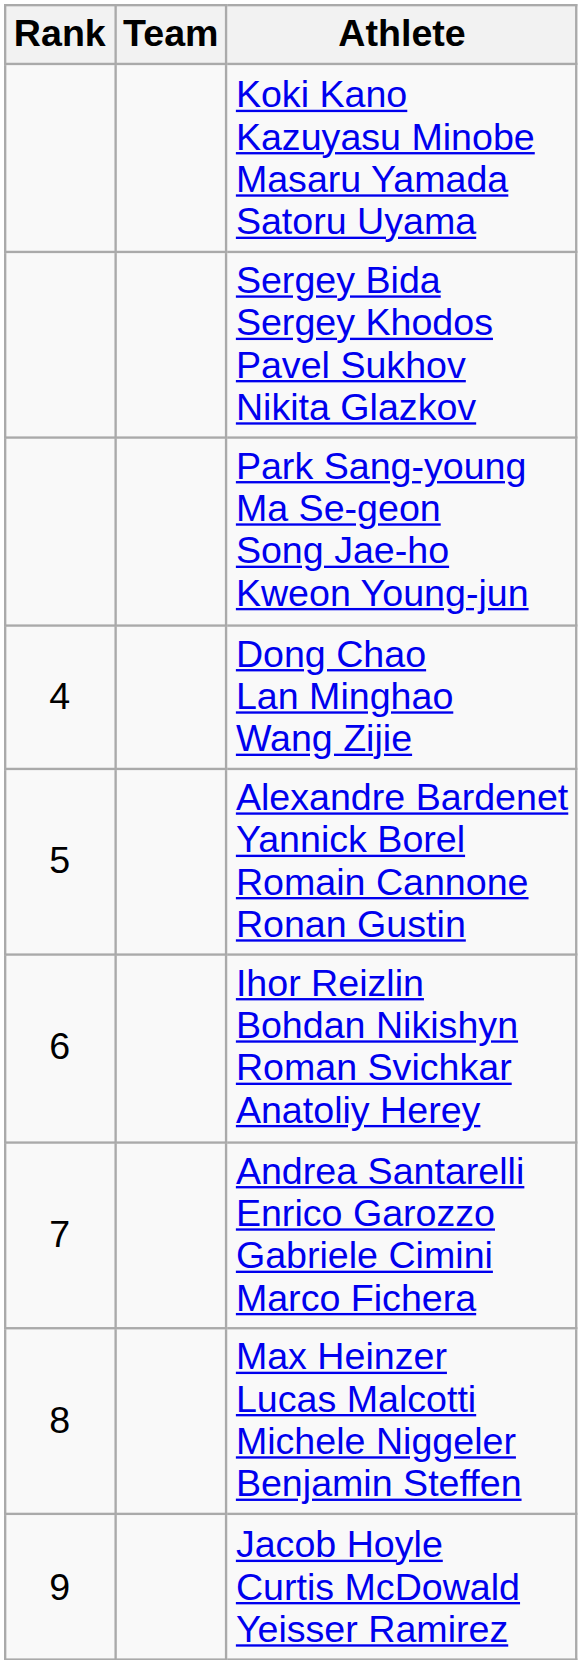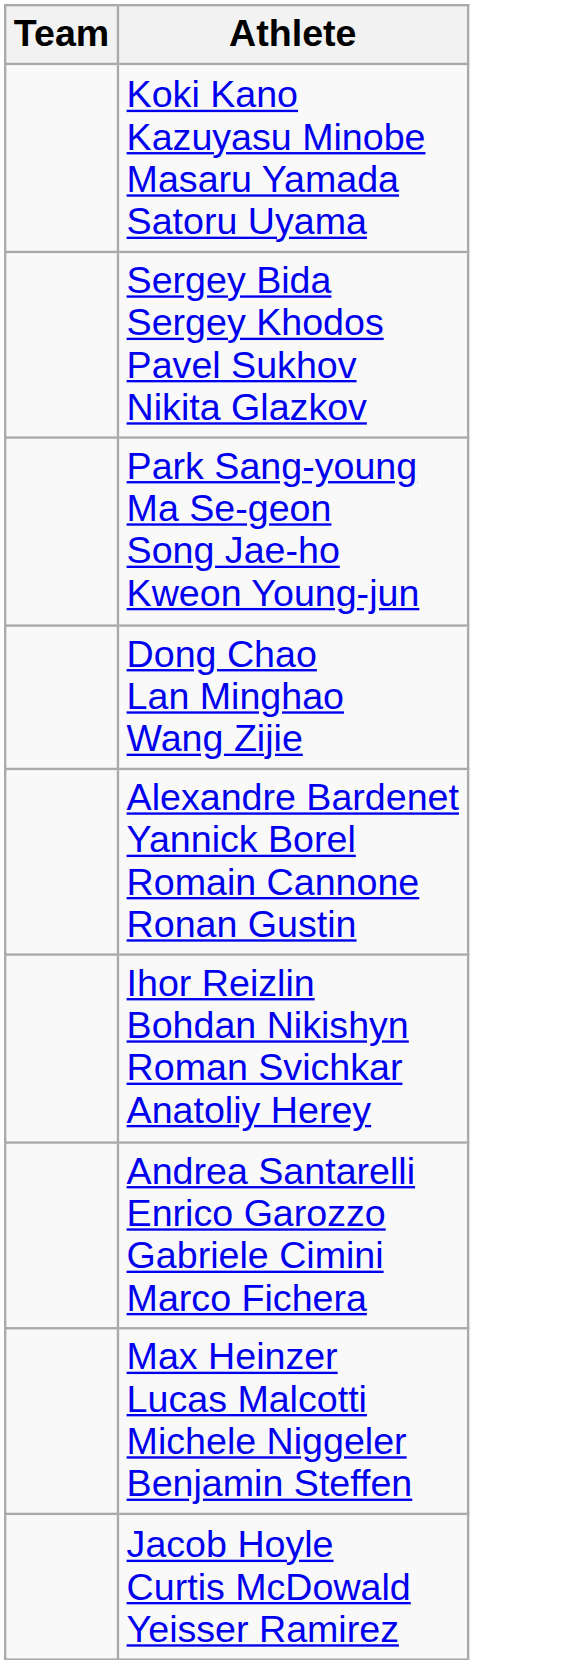- column: (60, 34)
